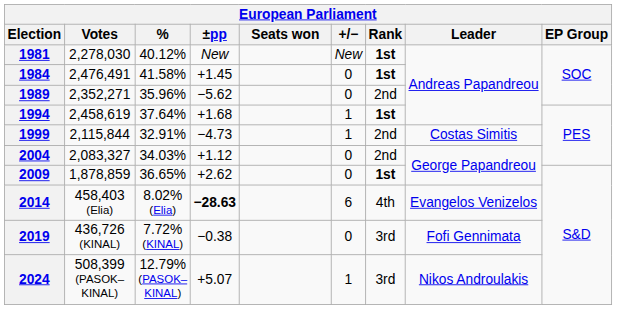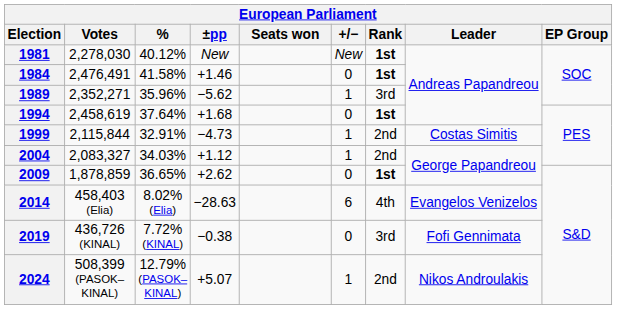(215, 74) +1.45 -> (215, 74) +1.46
(348, 94) 0 -> (348, 94) 1
(385, 94) 2nd -> (385, 94) 3rd
(348, 115) 1 -> (348, 115) 0
(348, 155) 0 -> (348, 155) 1
(215, 202) bold -> (215, 202) normal
(385, 279) 3rd -> (385, 279) 2nd
